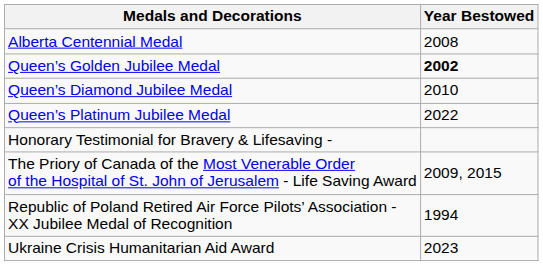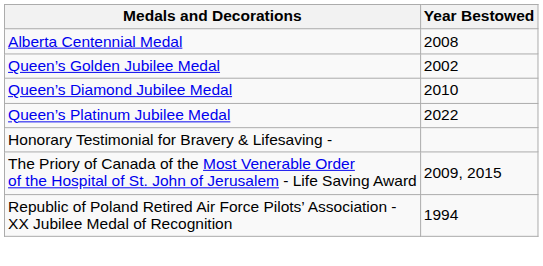(441, 66) bold -> (441, 66) normal
- row: (141, 248)
